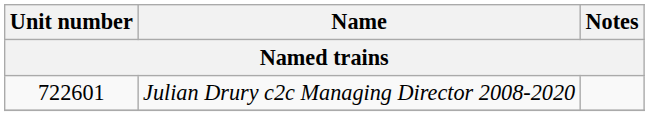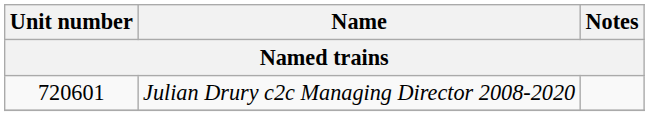(71, 92) 722601 -> (71, 92) 720601
